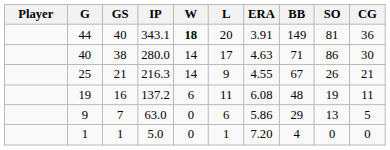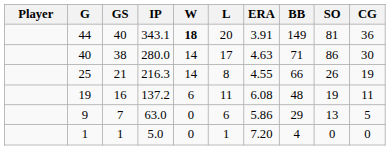(226, 74) 9 -> (226, 74) 8
(297, 74) 67 -> (297, 74) 66
(367, 74) 21 -> (367, 74) 19
